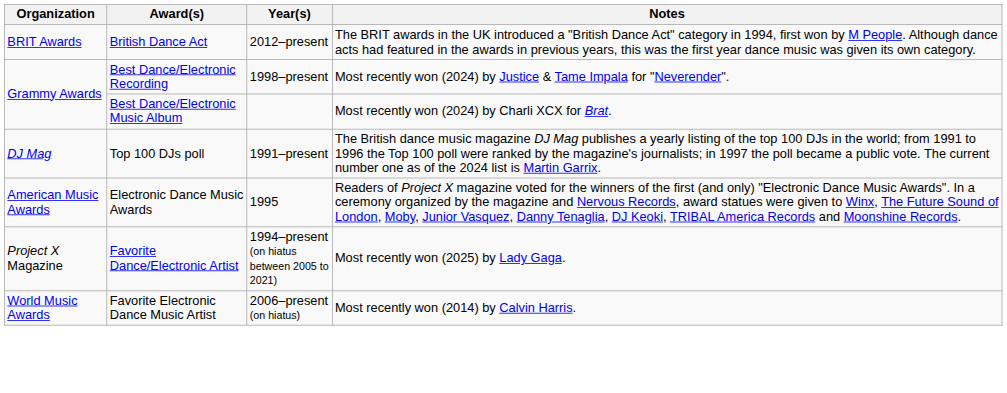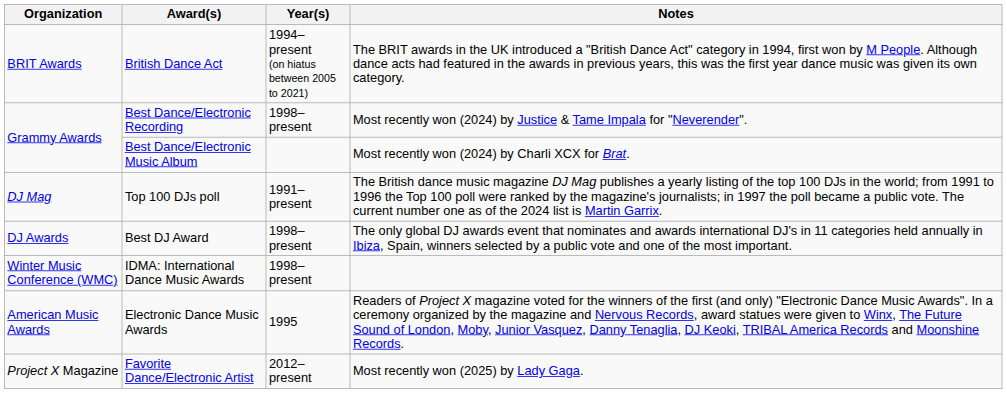(289, 42) 2012–present -> (302, 63) 1994–present (on hiatus between 2005 to 2021)
+ row: (167, 238)
+ row: (185, 273)
(289, 258) 1994–present (on hiatus between 2005 to 2021) -> (290, 371) 2012–present
- row: (163, 307)
